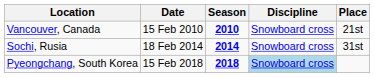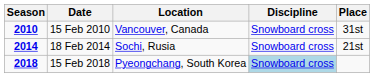columns swapped: (227, 13) <-> (72, 13)
(353, 30) 21st -> (353, 30) 31st
(353, 47) 31st -> (353, 47) 21st
